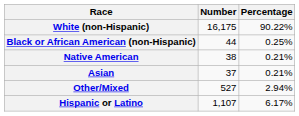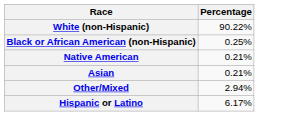- column: (218, 12)
